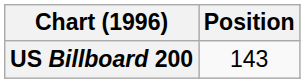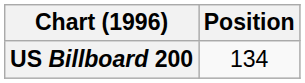(249, 59) 143 -> (249, 59) 134
